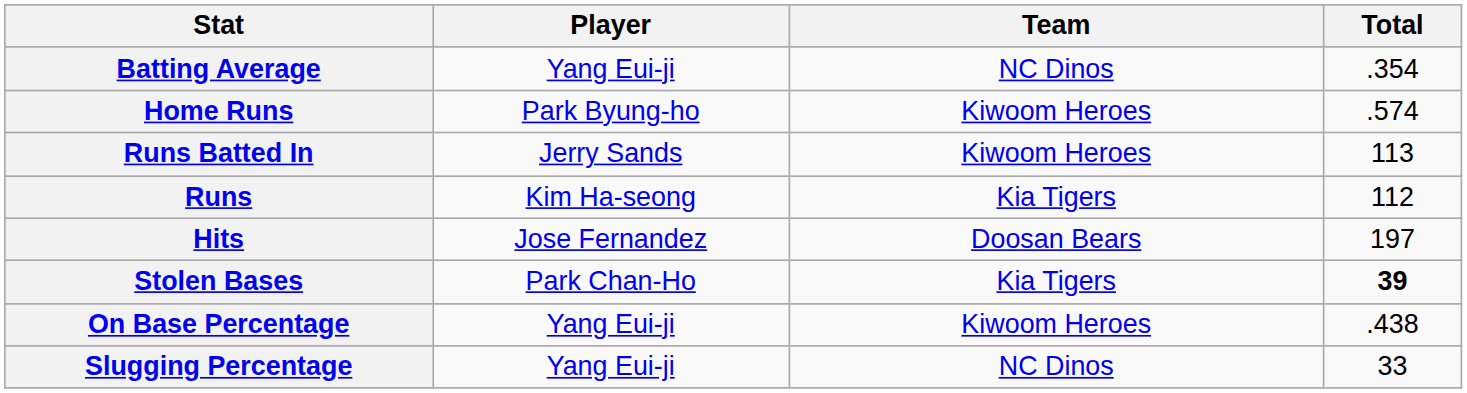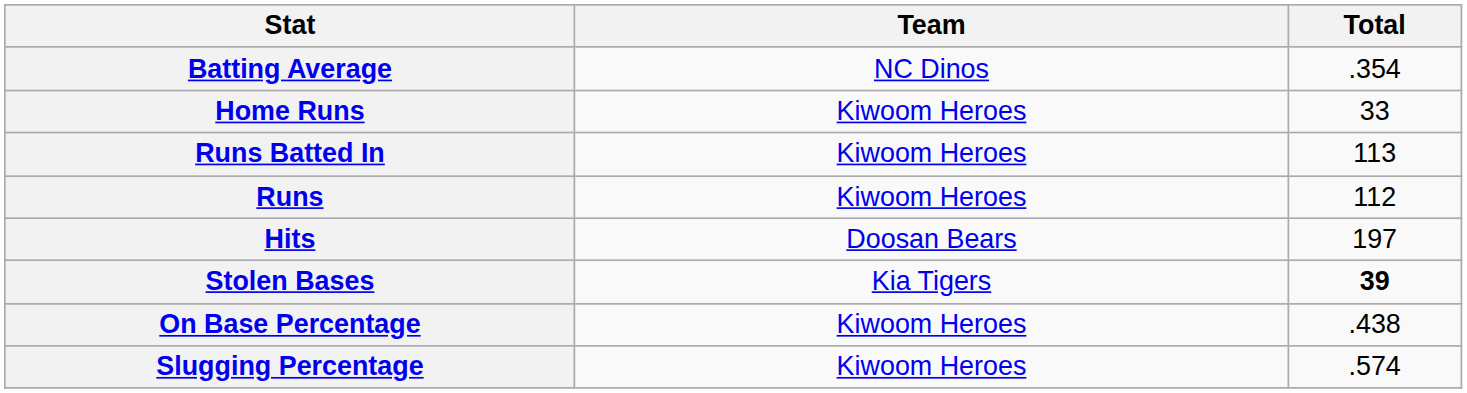- column: (611, 25)
(1392, 111) .574 -> (1375, 111) 33
(1056, 196) Kia Tigers -> (931, 196) Kiwoom Heroes
(1056, 366) NC Dinos -> (931, 366) Kiwoom Heroes
(1392, 366) 33 -> (1375, 366) .574
